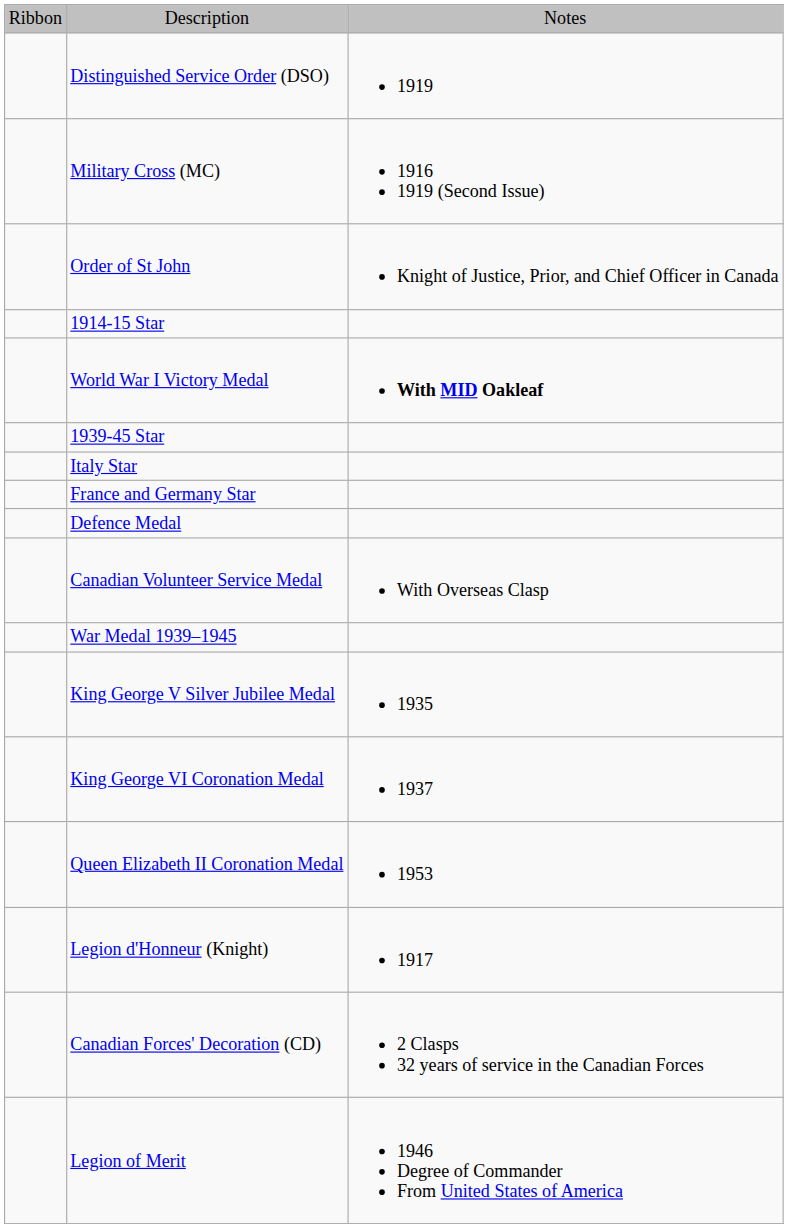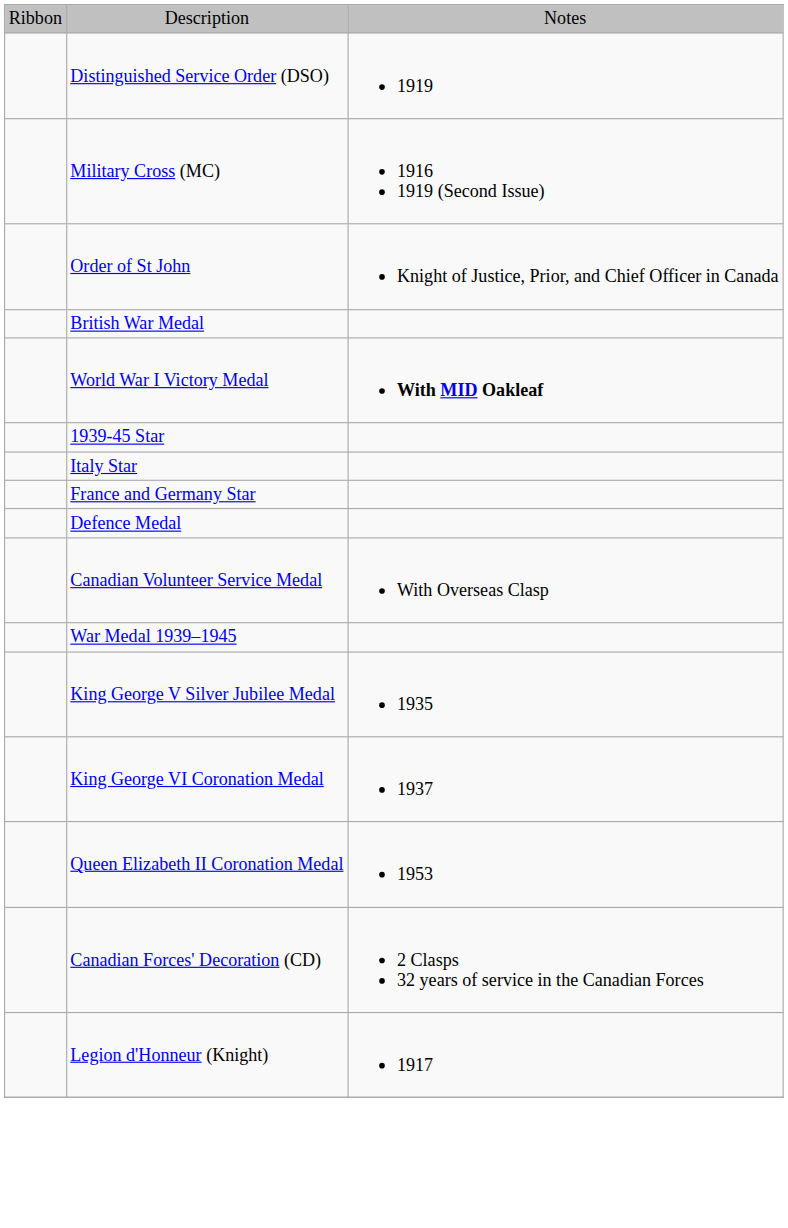- row: (117, 323)
+ row: (137, 323)
rows swapped: (196, 1044) <-> (169, 949)
- row: (128, 1160)
